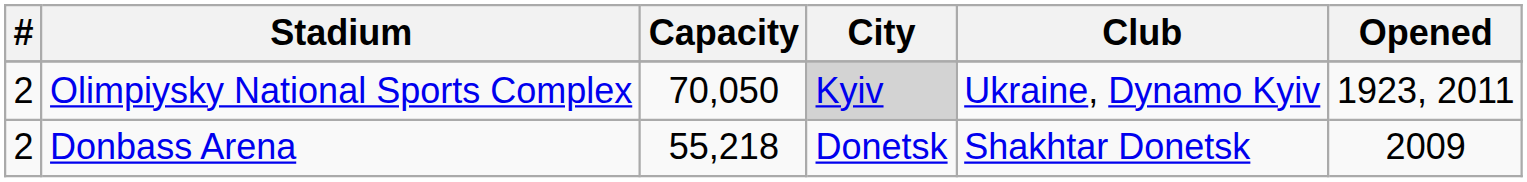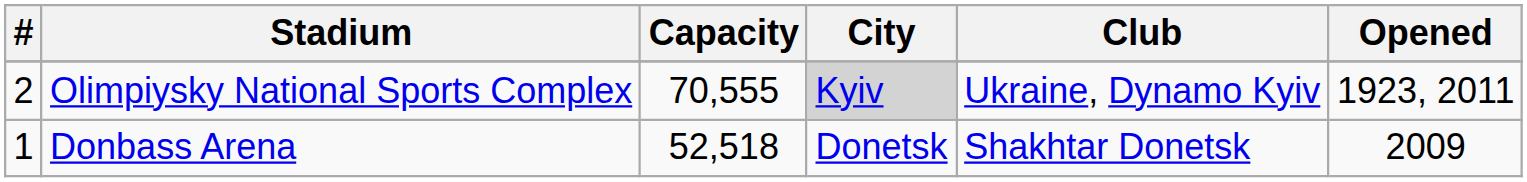(724, 90) 70,050 -> (724, 90) 70,555
(23, 147) 2 -> (23, 147) 1
(724, 147) 55,218 -> (724, 147) 52,518
